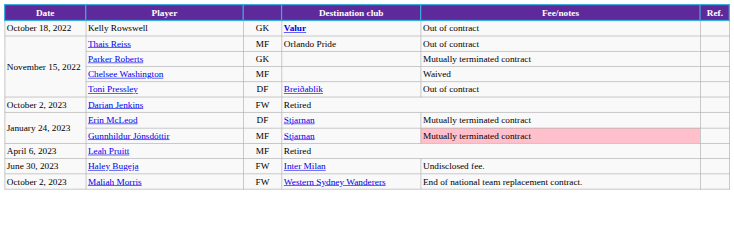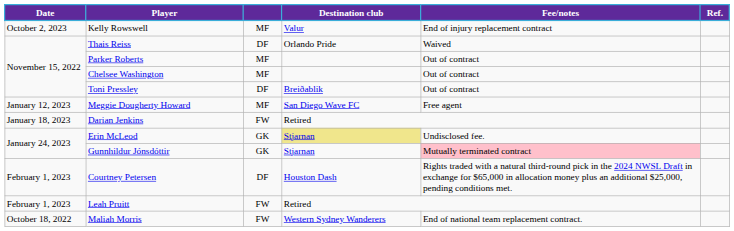(39, 28) October 18, 2022 -> (37, 28) October 2, 2023
(262, 28) GK -> (262, 28) MF
(295, 28) bold -> (294, 28) normal
(451, 28) Out of contract -> (488, 28) End of injury replacement contract
(262, 44) MF -> (262, 44) DF
(451, 44) Out of contract -> (437, 44) Waived
(262, 59) GK -> (262, 59) MF
(477, 59) Mutually terminated contract -> (451, 59) Out of contract
(437, 74) Waived -> (451, 74) Out of contract
+ row: (139, 105)
(37, 105) October 2, 2023 -> (39, 120) January 18, 2023
(262, 120) DF -> (262, 135) GK
(299, 120) no background -> (299, 135) khaki background
(477, 120) Mutually terminated contract -> (454, 135) Undisclosed fee.
(262, 135) MF -> (262, 151) GK
+ row: (122, 177)
(32, 151) April 6, 2023 -> (39, 203) February 1, 2023
(262, 151) MF -> (262, 203) FW
- row: (113, 166)
(37, 181) October 2, 2023 -> (39, 218) October 18, 2022
